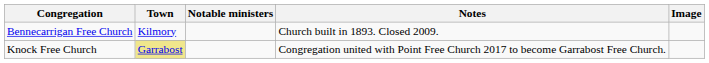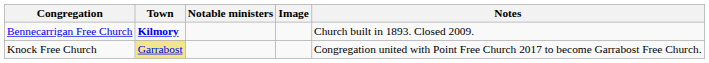columns swapped: (472, 13) <-> (686, 13)
(157, 31) normal -> (158, 31) bold
